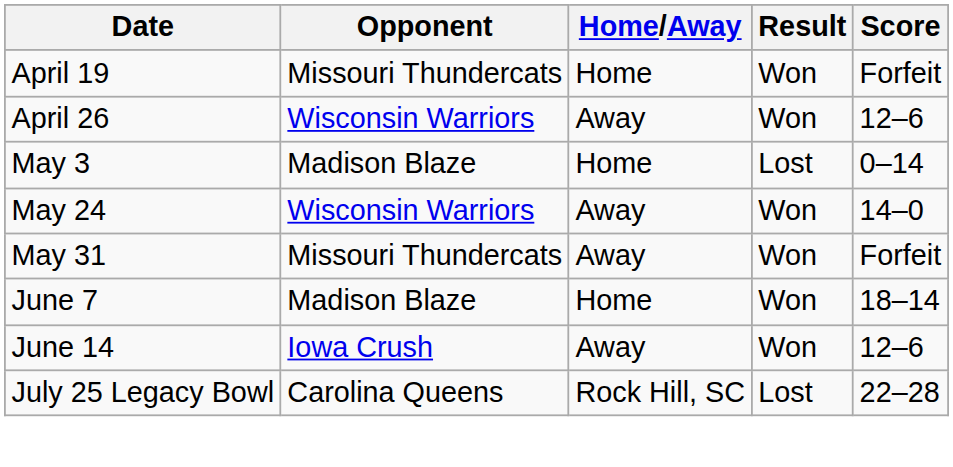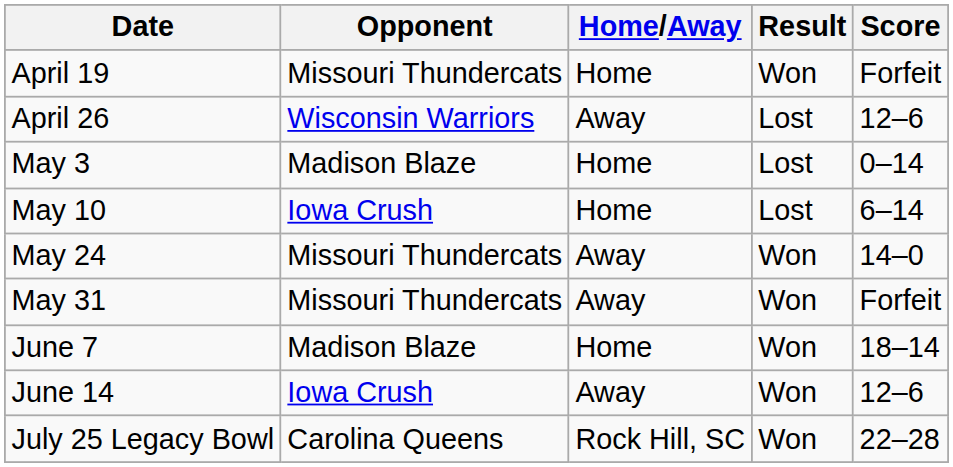(788, 118) Won -> (786, 118) Lost
+ row: (59, 210)
(411, 210) Wisconsin Warriors -> (425, 255) Missouri Thundercats
(786, 392) Lost -> (788, 438) Won
